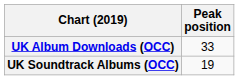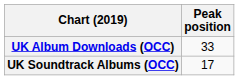(208, 65) 19 -> (208, 65) 17
